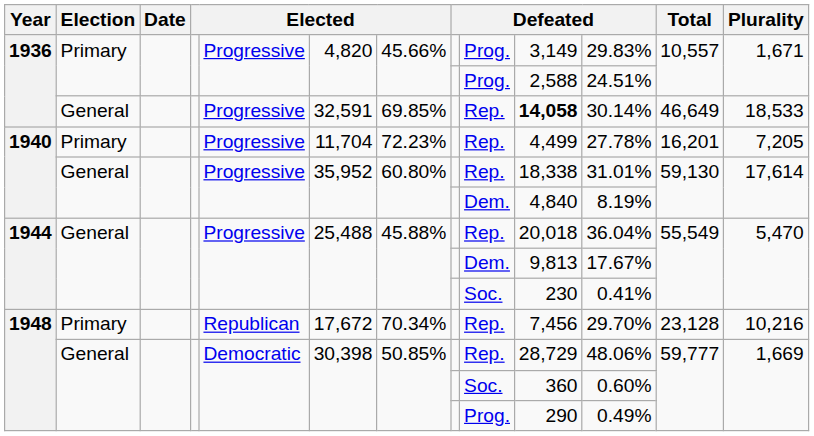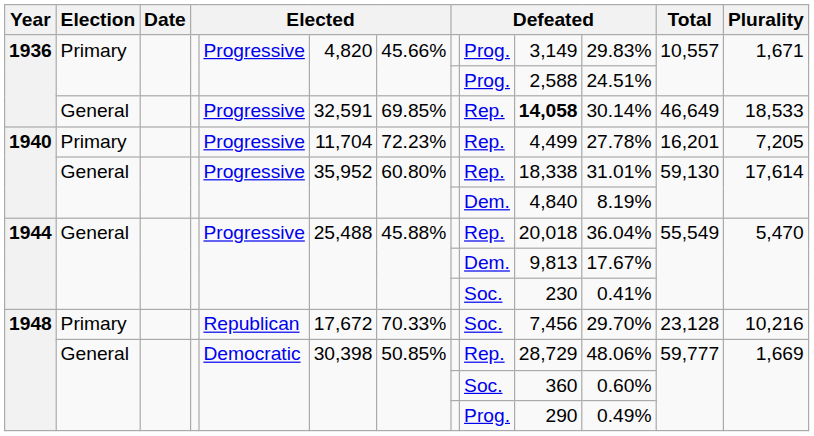(414, 324) 70.34% -> (414, 324) 70.33%
(484, 324) Rep. -> (483, 324) Soc.
